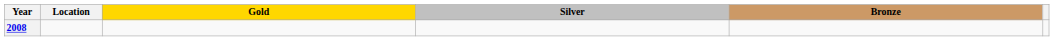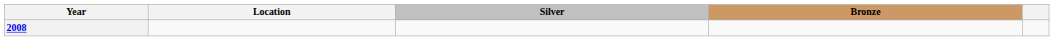- column: (259, 12)
